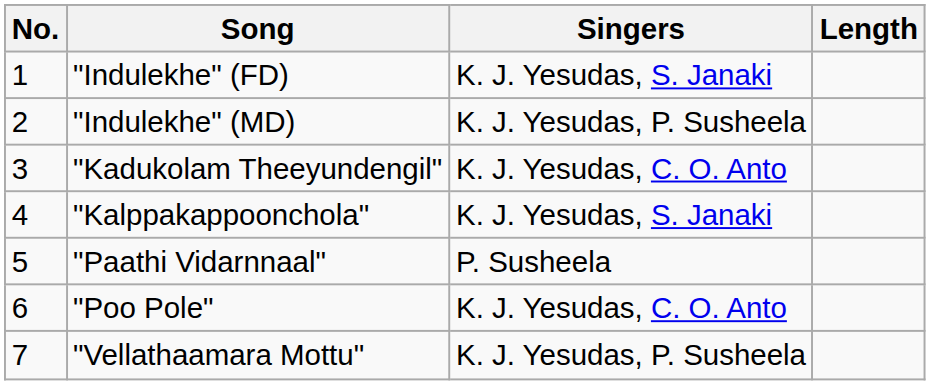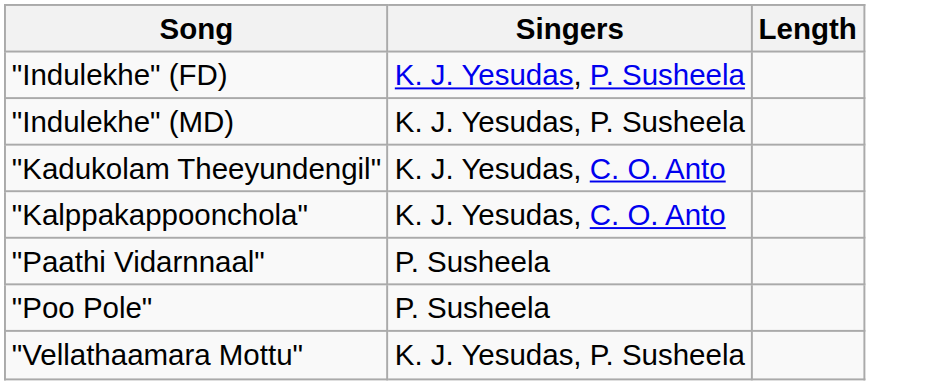- column: (36, 28)
(614, 75) K. J. Yesudas, S. Janaki -> (570, 75) K. J. Yesudas, P. Susheela
(614, 215) K. J. Yesudas, S. Janaki -> (560, 215) K. J. Yesudas, C. O. Anto
(621, 309) K. J. Yesudas, C. O. Anto -> (472, 309) P. Susheela
